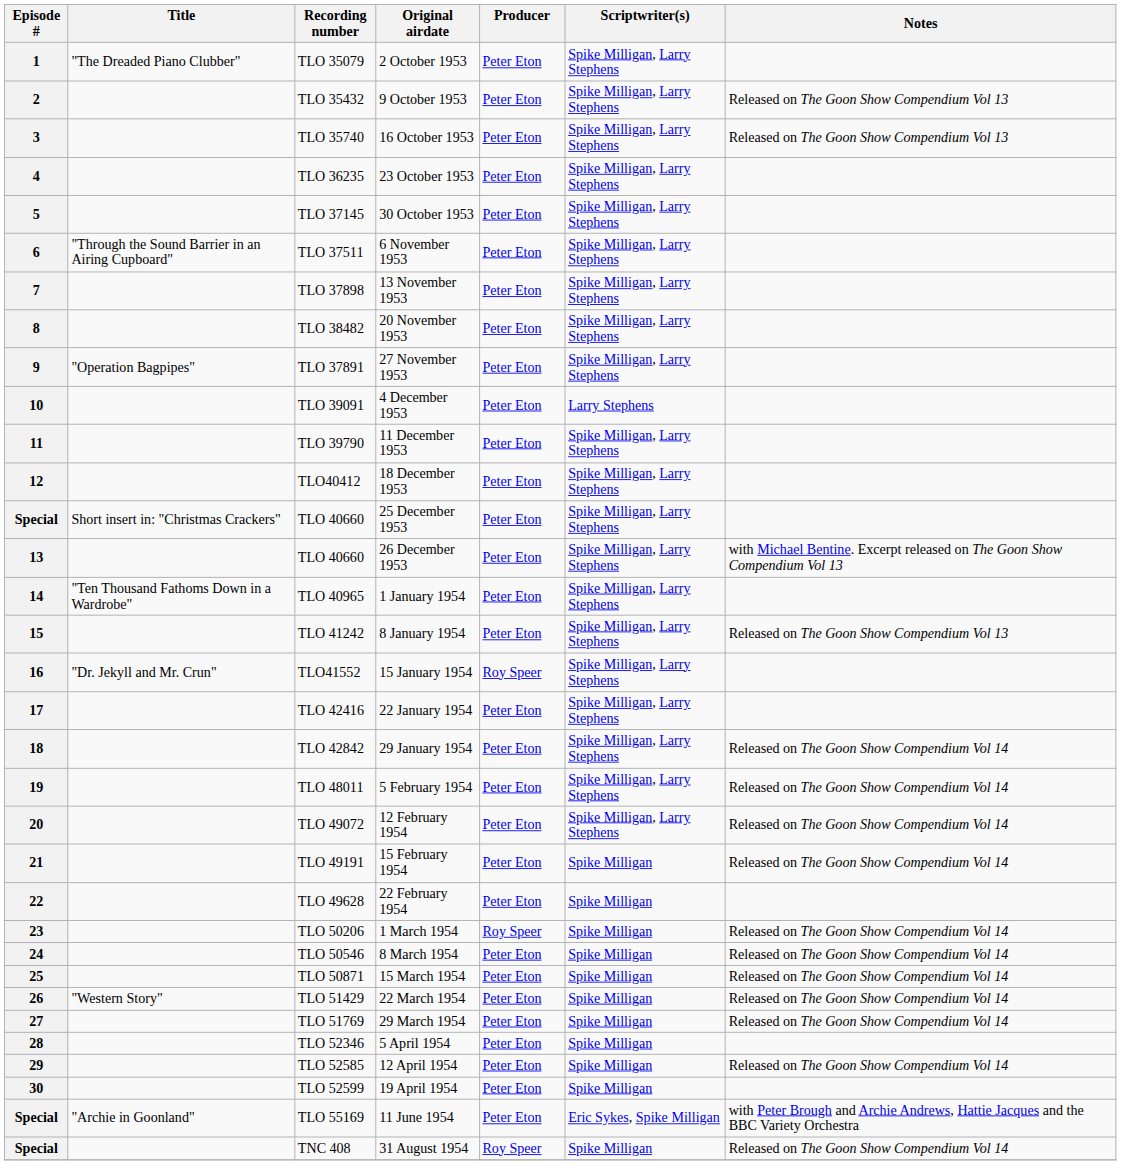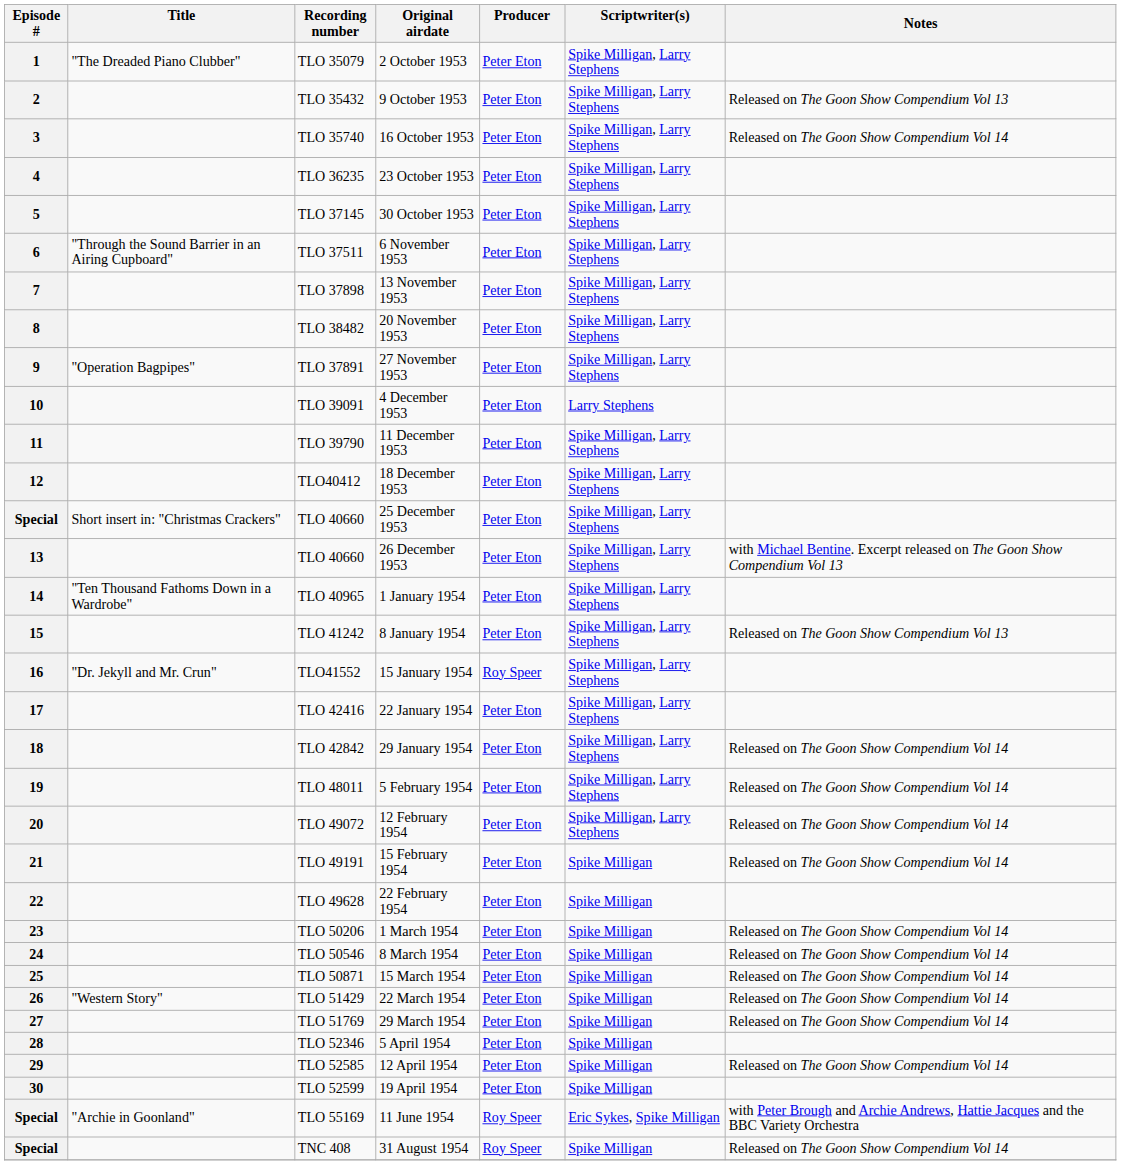(868, 138) Released on The Goon Show Compendium Vol 13 -> (868, 138) Released on The Goon Show Compendium Vol 14
(512, 931) Roy Speer -> (512, 931) Peter Eton
(512, 1118) Peter Eton -> (512, 1118) Roy Speer
